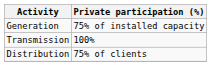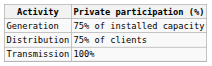rows swapped: (38, 40) <-> (38, 54)
